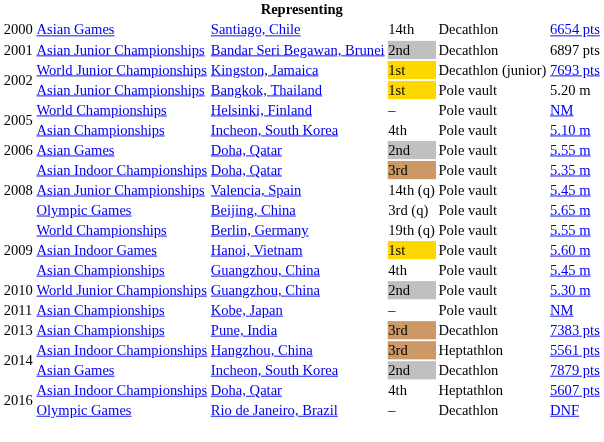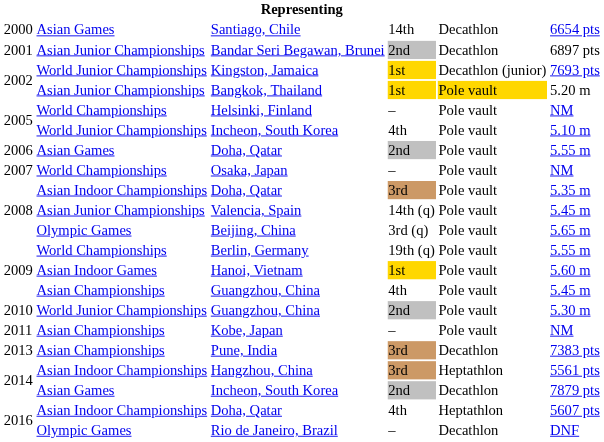(468, 90) no background -> (468, 90) gold background
(101, 130) Asian Championships -> (122, 130) World Junior Championships
+ row: (18, 170)
